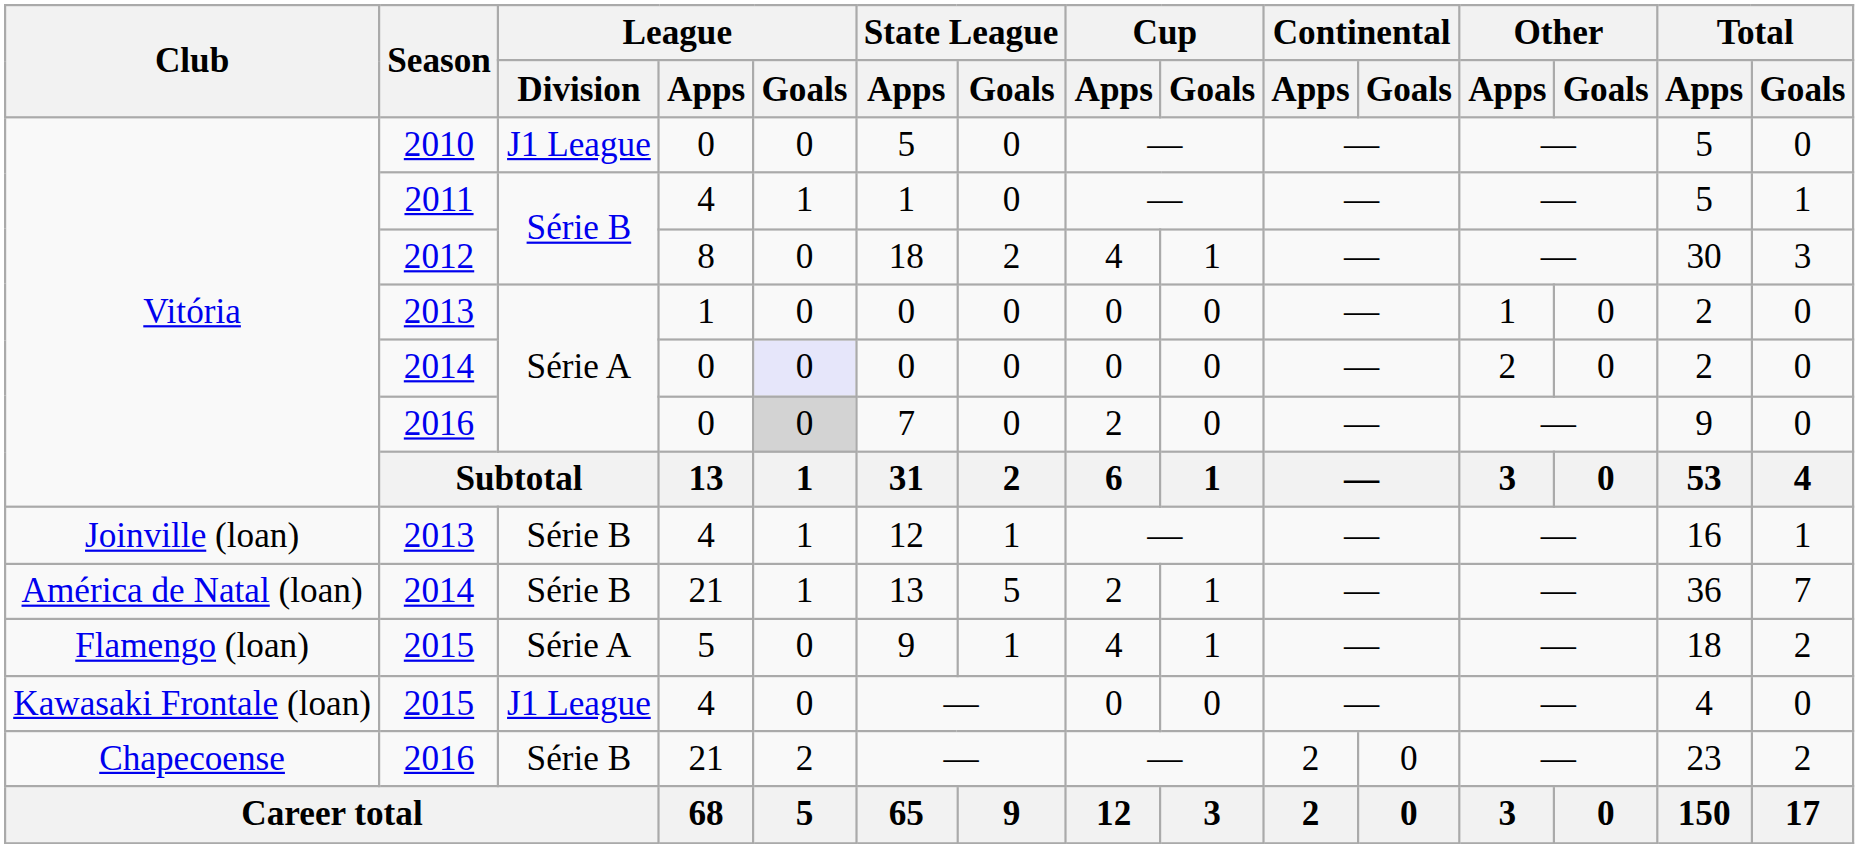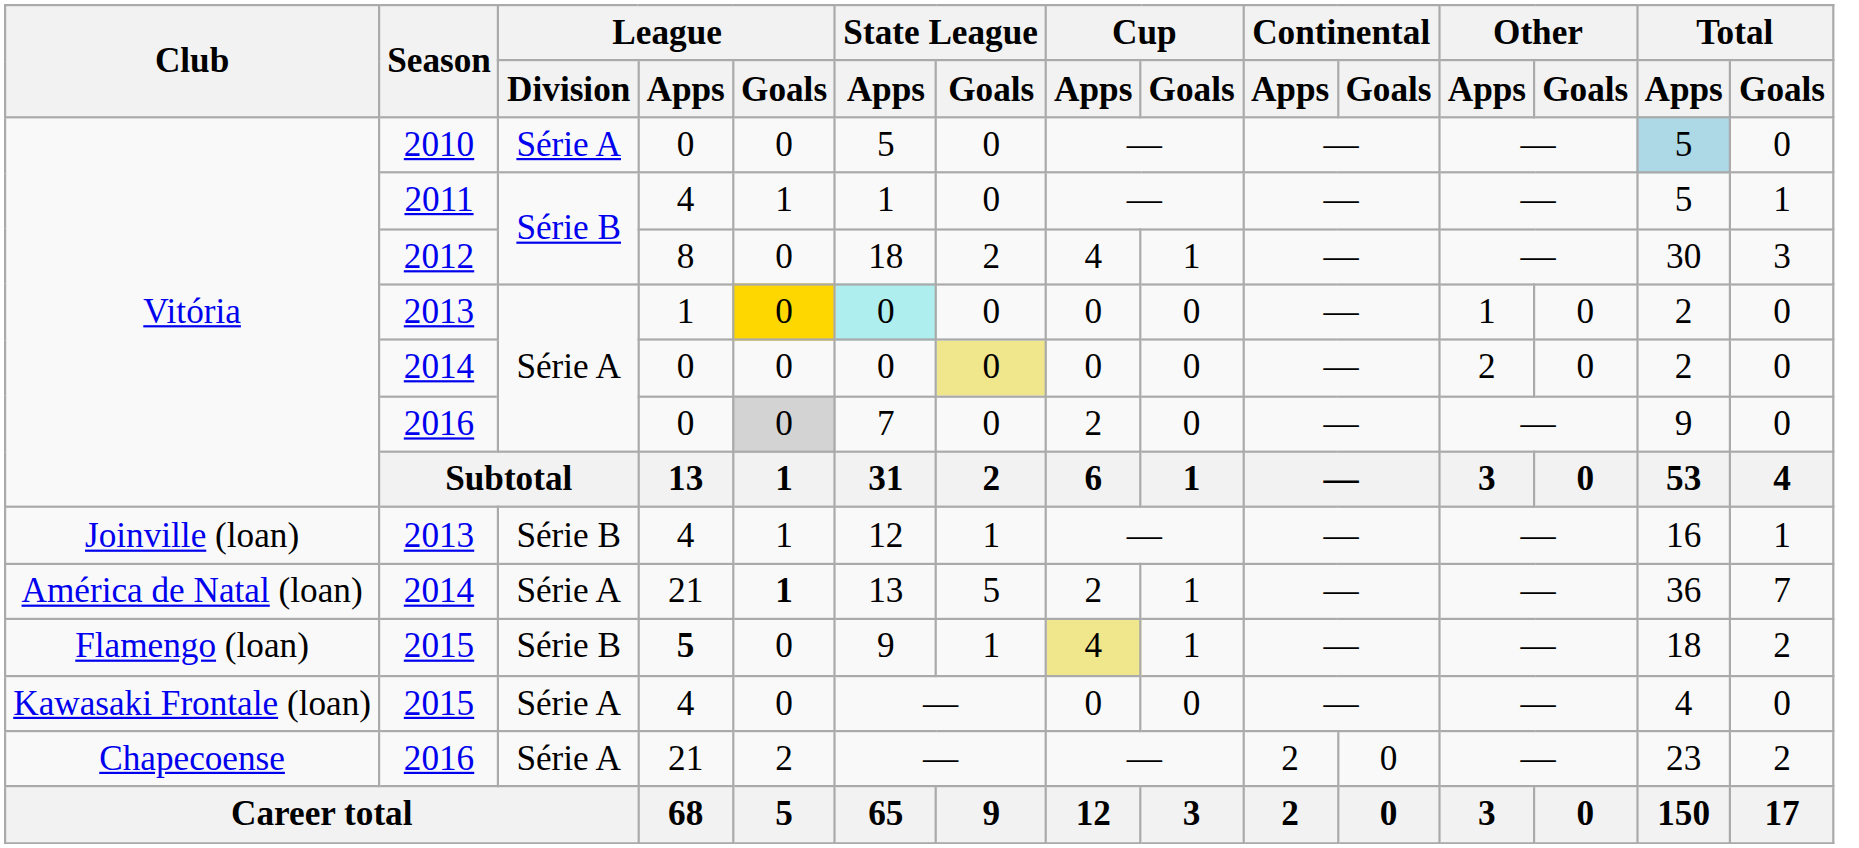(579, 144) J1 League -> (569, 144) Série A
(1704, 144) no background -> (1684, 144) lightblue background
(805, 311) no background -> (784, 311) gold background
(906, 311) no background -> (886, 311) paleturquoise background
(805, 367) lavender background -> (784, 367) no background
(1012, 367) no background -> (991, 367) khaki background
(579, 590) Série B -> (569, 590) Série A
(805, 590) normal -> (784, 590) bold
(579, 646) Série A -> (569, 646) Série B
(706, 646) normal -> (686, 646) bold
(1114, 646) no background -> (1093, 646) khaki background
(579, 702) J1 League -> (569, 702) Série A
(579, 758) Série B -> (569, 758) Série A
